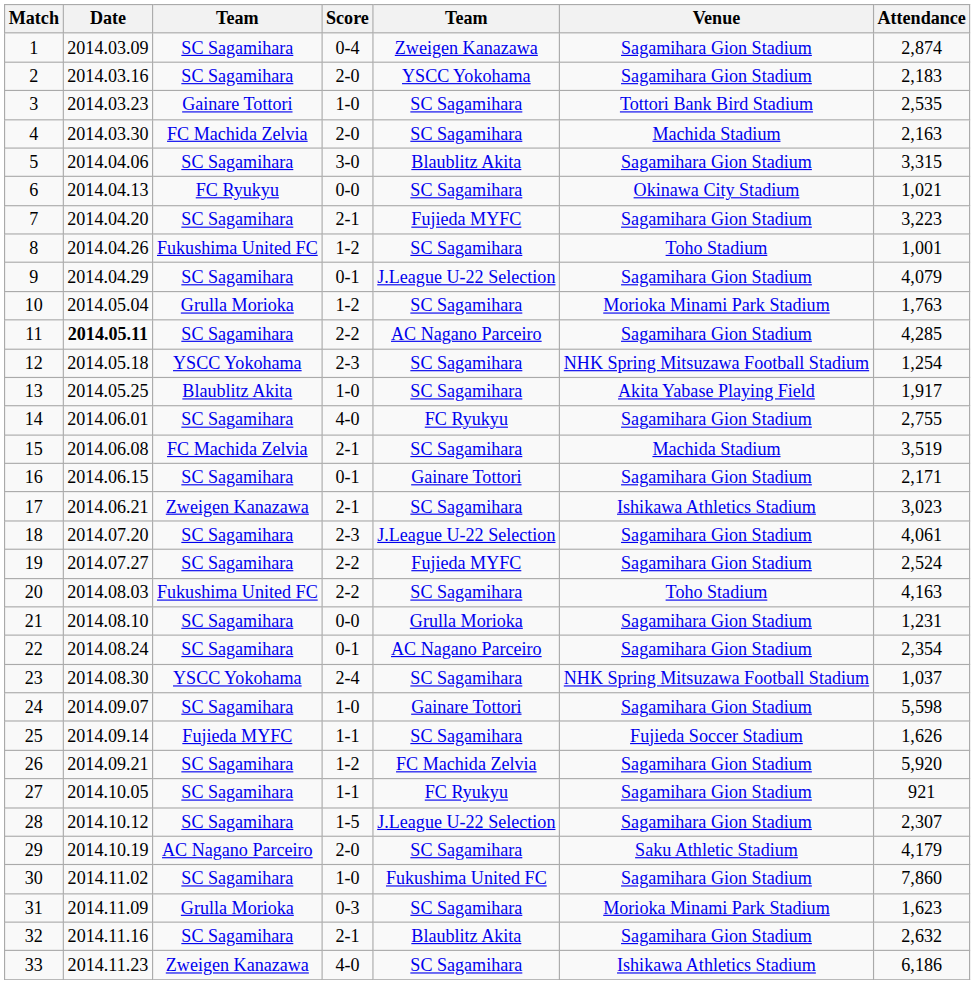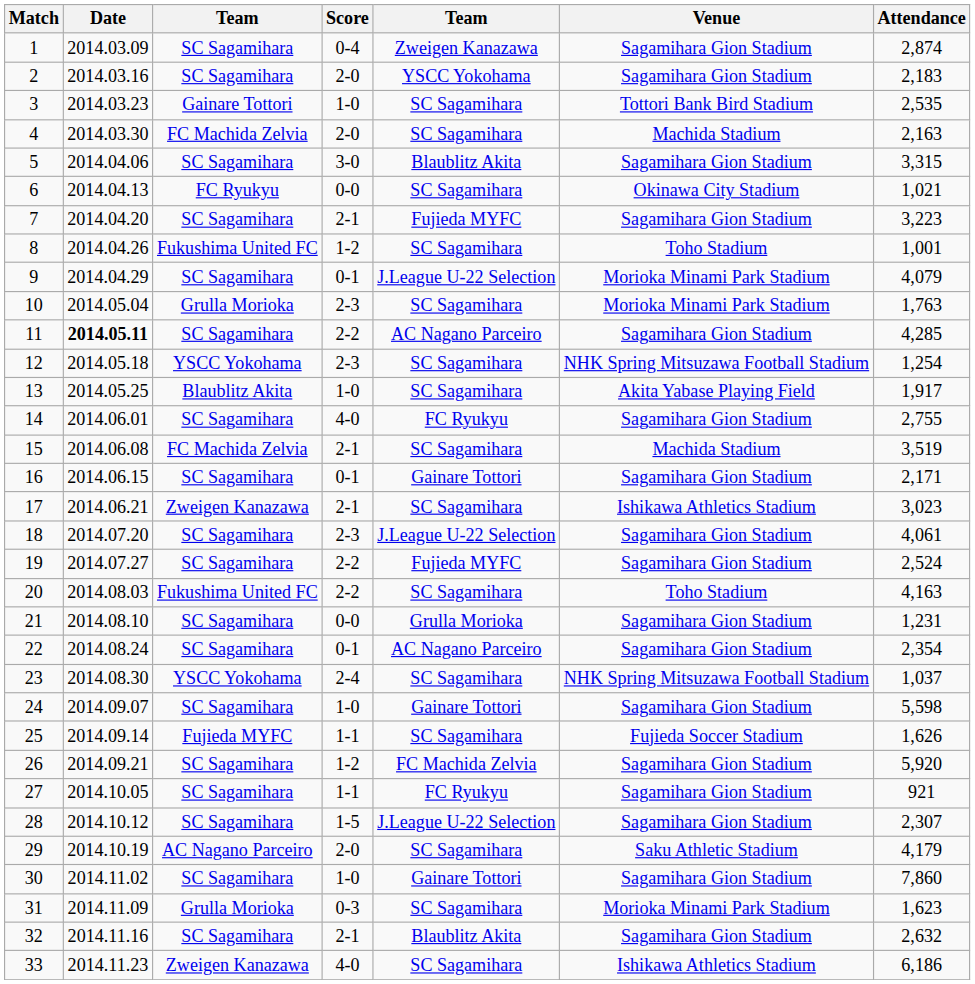(716, 276) Sagamihara Gion Stadium -> (716, 276) Morioka Minami Park Stadium
(347, 305) 1-2 -> (347, 305) 2-3
(466, 879) Fukushima United FC -> (466, 879) Gainare Tottori
